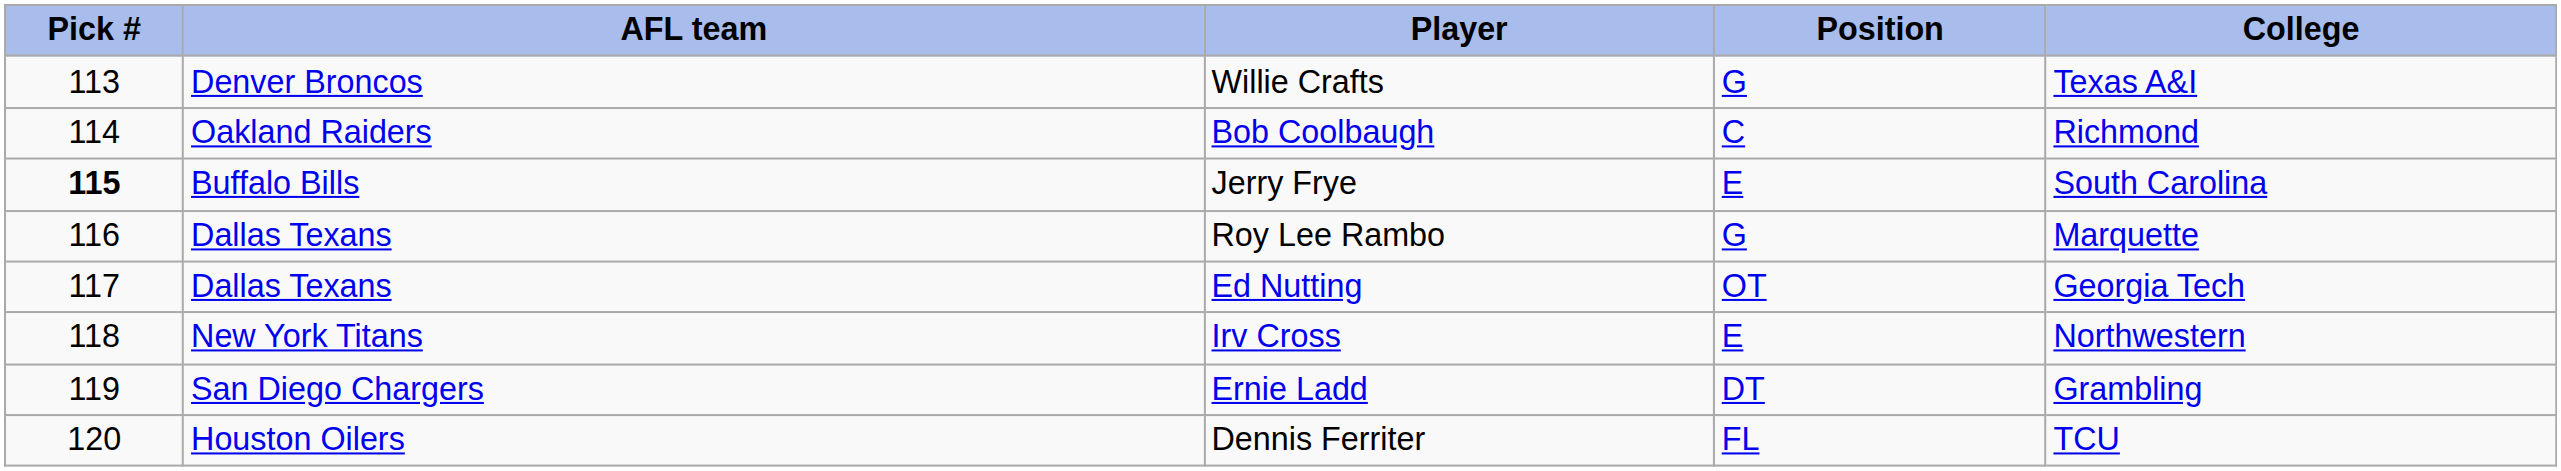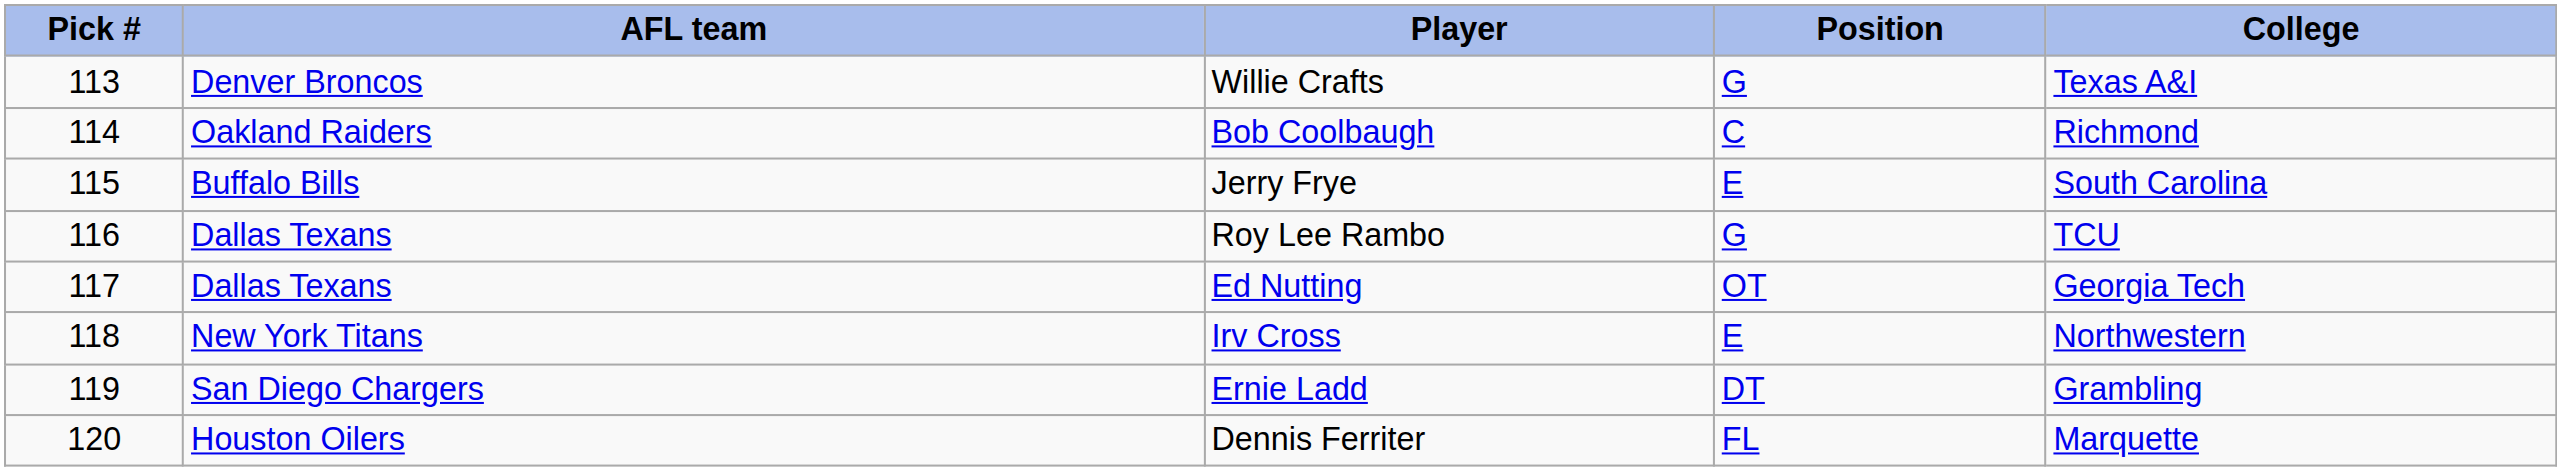(94, 183) bold -> (94, 183) normal
(2126, 235) Marquette -> (2087, 235) TCU
(2087, 440) TCU -> (2126, 440) Marquette
